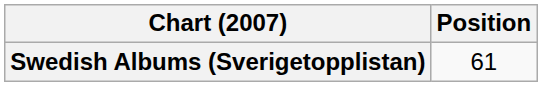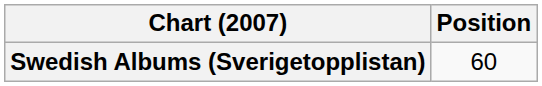(484, 61) 61 -> (484, 61) 60
